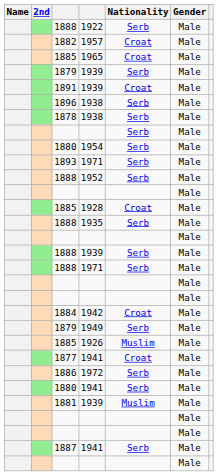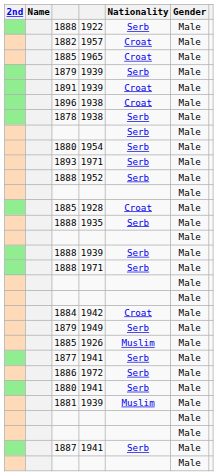columns swapped: (18, 12) <-> (42, 12)
(138, 102) Serb -> (138, 102) Croat
(138, 358) Croat -> (138, 358) Serb
